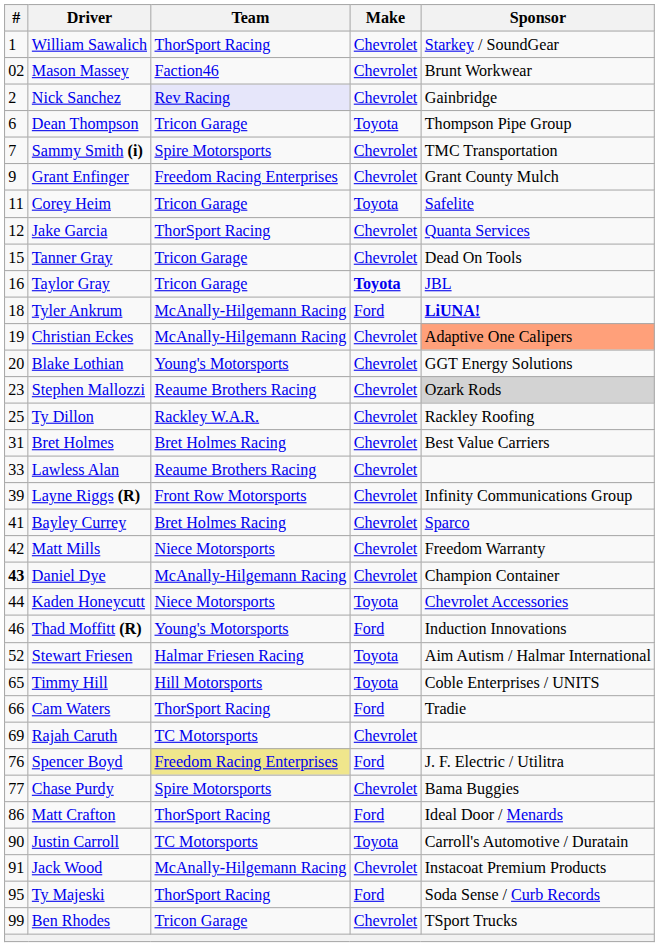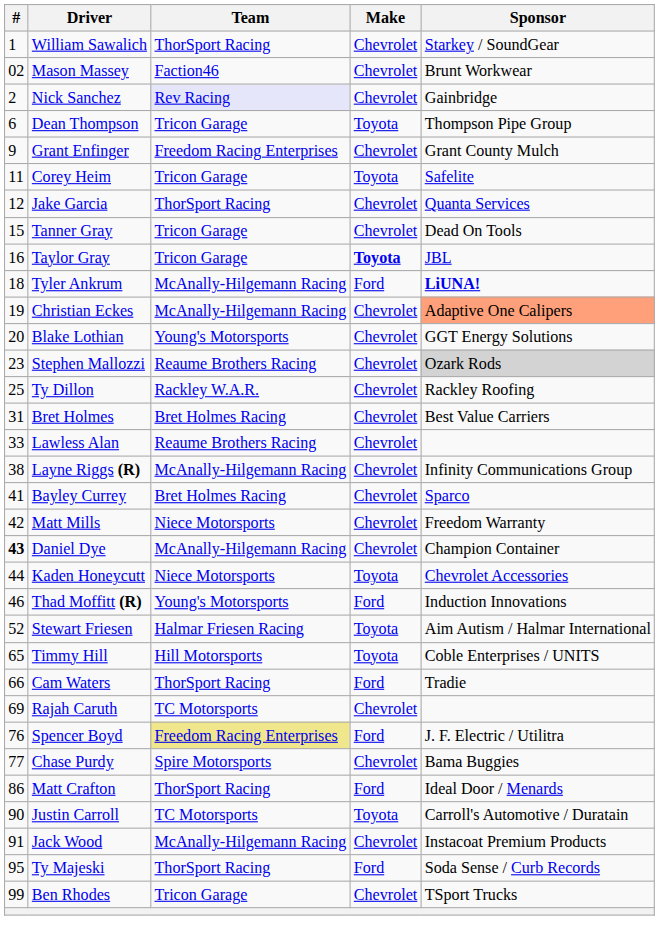- row: (87, 150)
(16, 496) 39 -> (16, 469) 38
(231, 496) Front Row Motorsports -> (250, 469) McAnally-Hilgemann Racing
